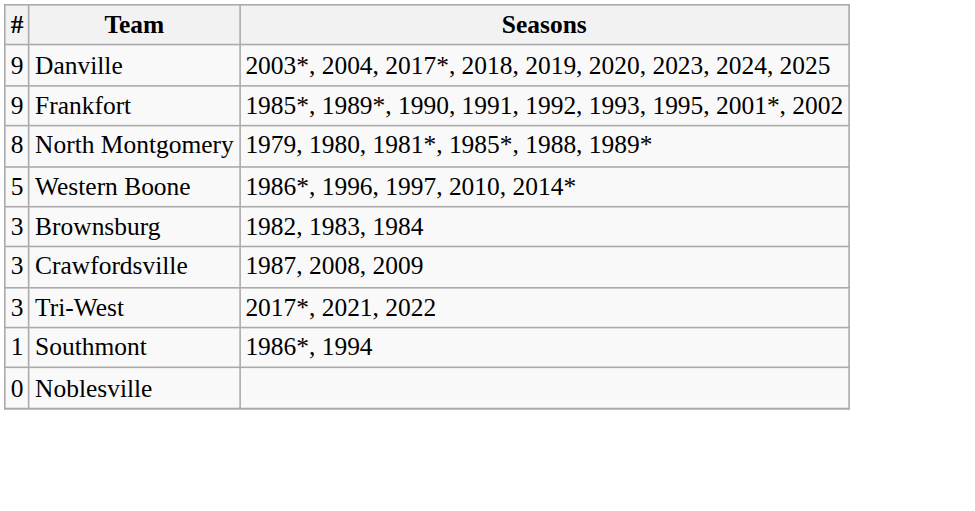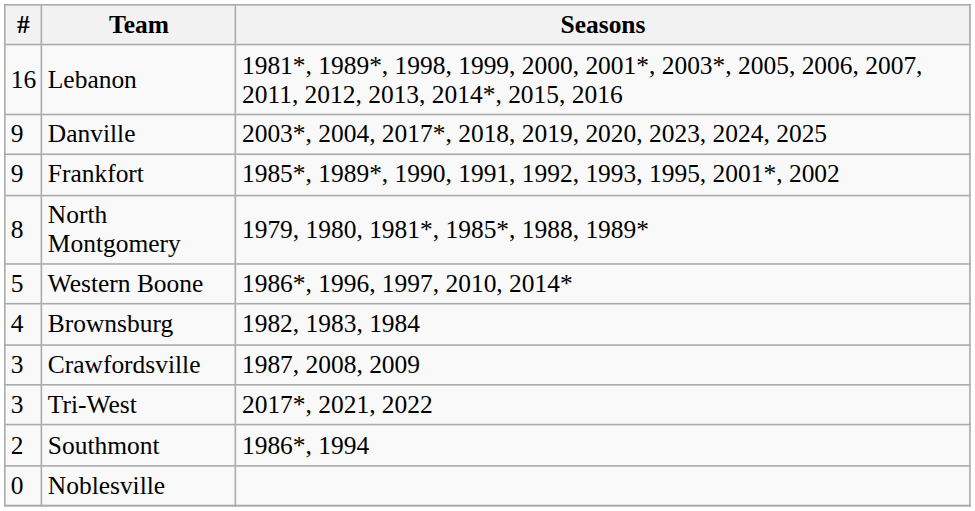+ row: (92, 79)
(17, 226) 3 -> (17, 323) 4
(17, 347) 1 -> (17, 445) 2
